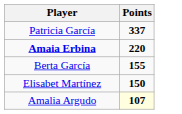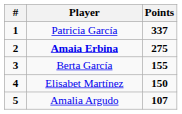+ column: (16, 13)
(137, 48) 220 -> (159, 48) 275
(137, 100) lightyellow background -> (159, 100) no background
